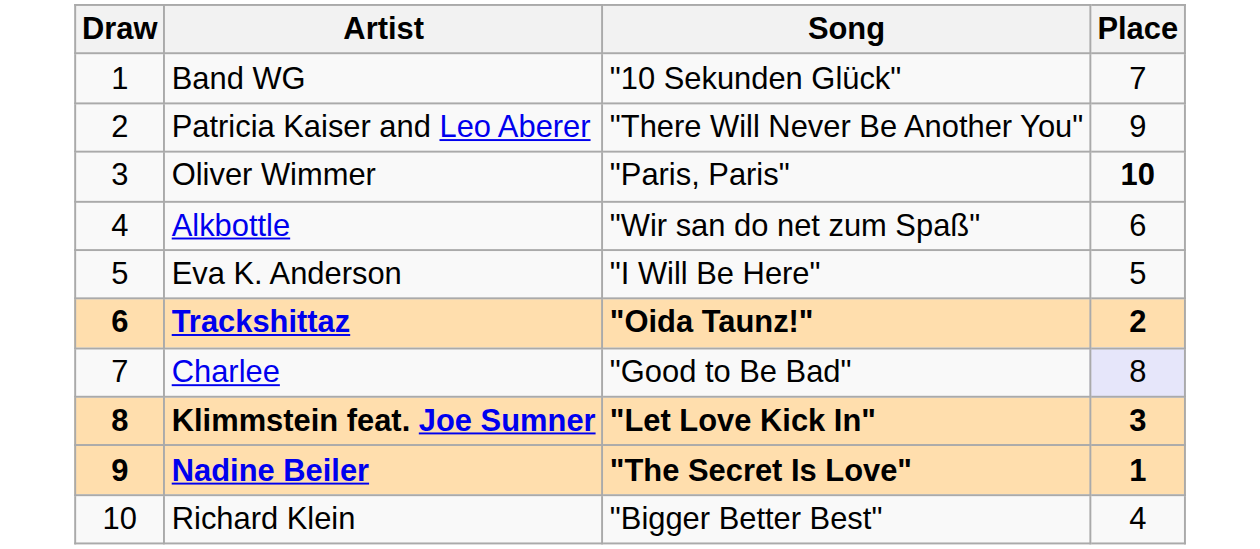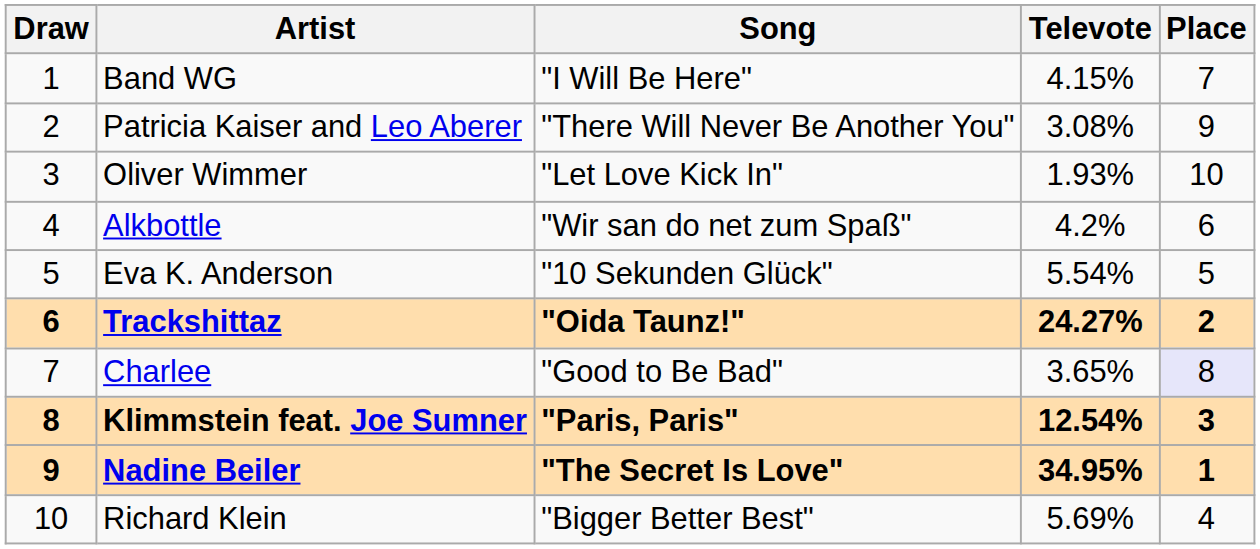+ column: (1090, 28)
(756, 77) "10 Sekunden Glück" -> (647, 77) "I Will Be Here"
(700, 175) "Paris, Paris" -> (662, 175) "Let Love Kick In"
(1138, 175) bold -> (1206, 175) normal
(715, 273) "I Will Be Here" -> (687, 273) "10 Sekunden Glück"
(743, 420) "Let Love Kick In" -> (640, 420) "Paris, Paris"
